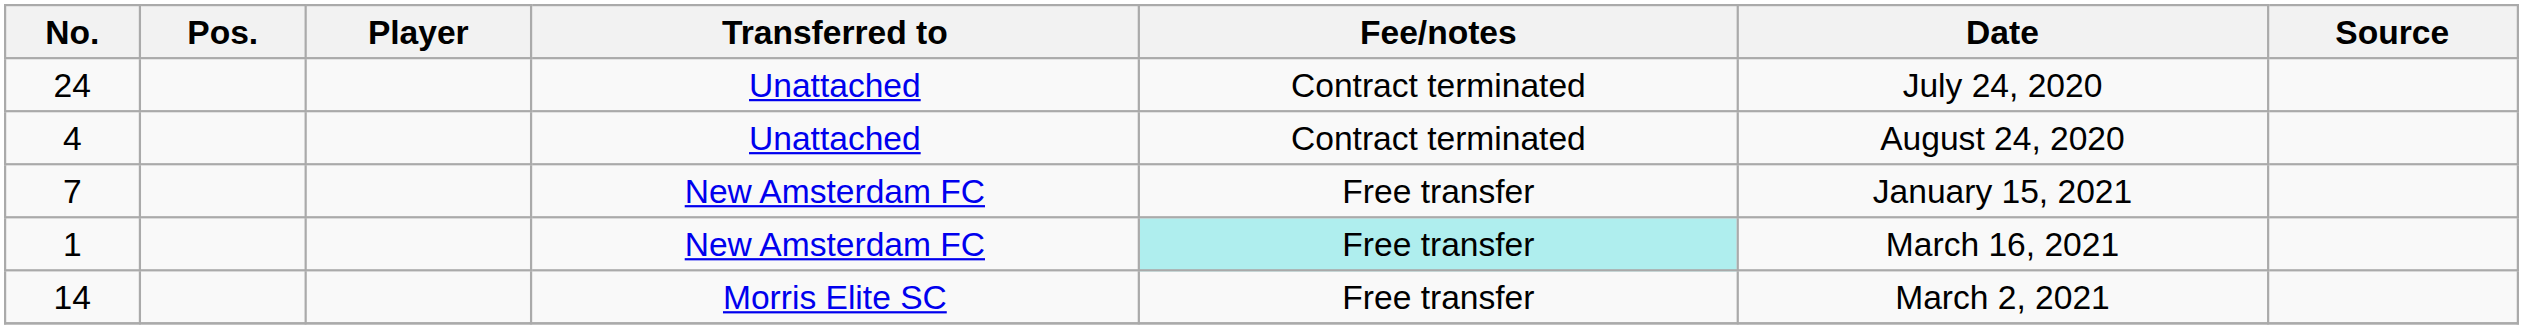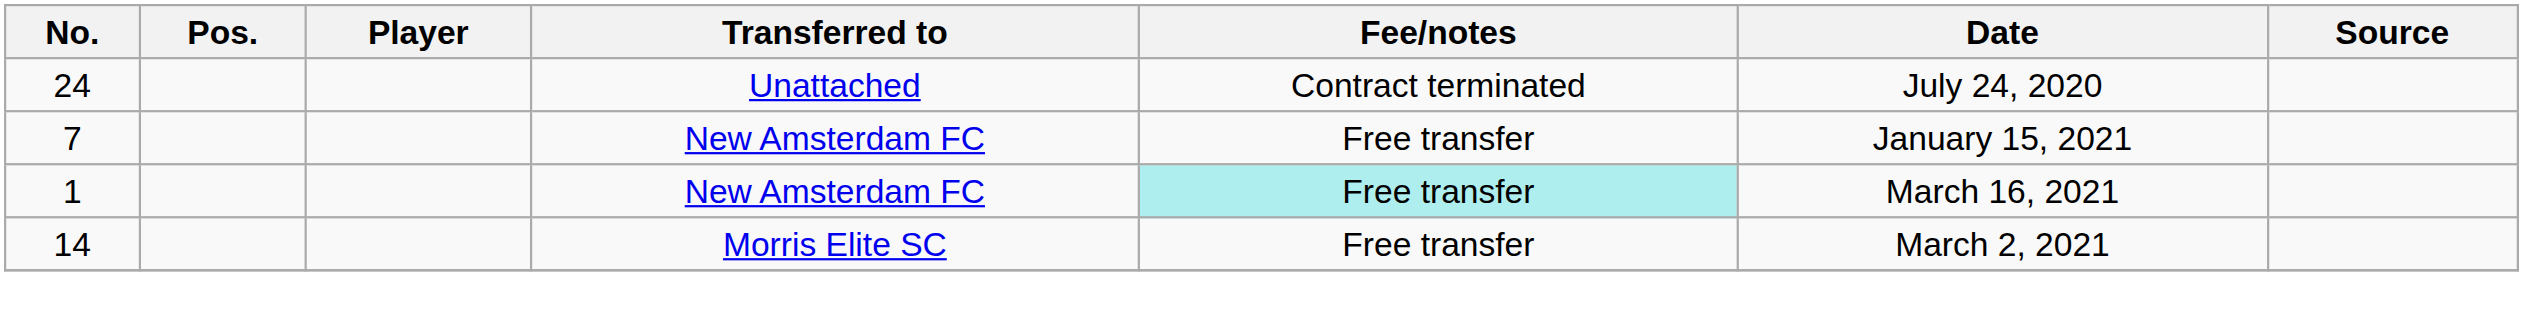- row: (72, 138)
